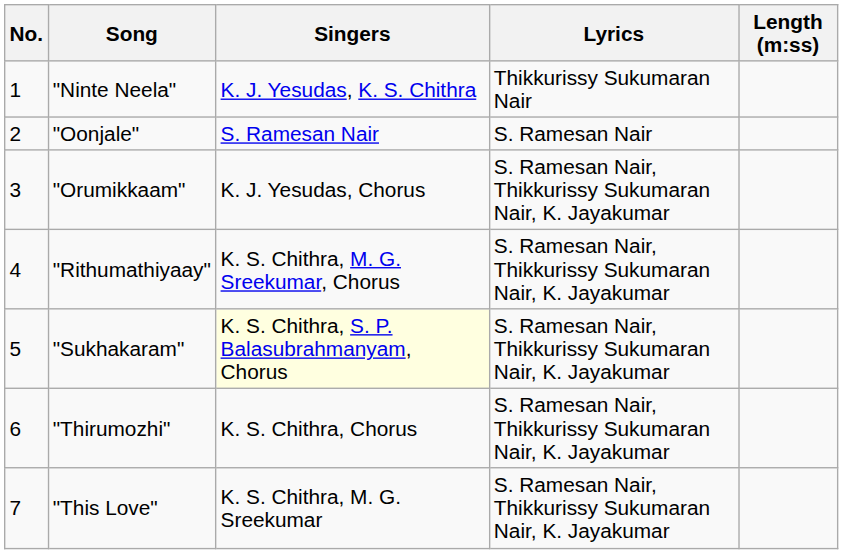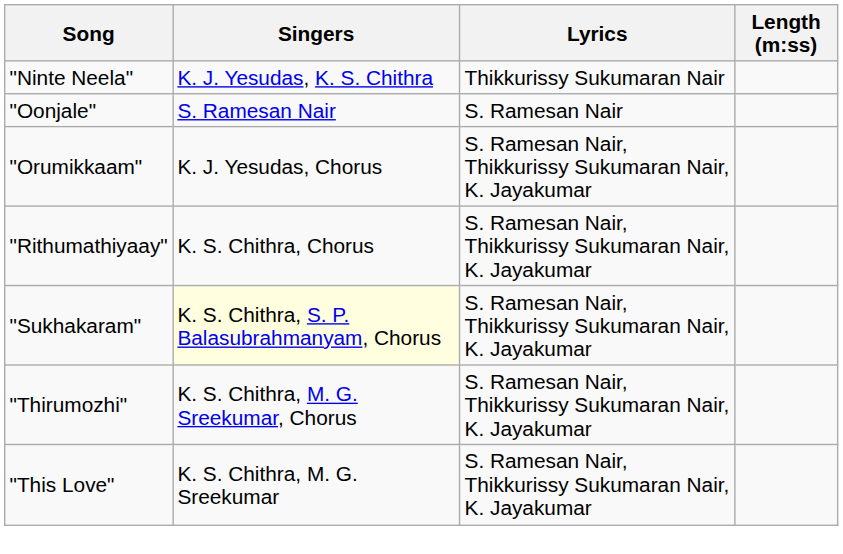- column: (26, 33)
(311, 270) K. S. Chithra, M. G. Sreekumar, Chorus -> (276, 246) K. S. Chithra, Chorus
(319, 429) K. S. Chithra, Chorus -> (268, 405) K. S. Chithra, M. G. Sreekumar, Chorus
